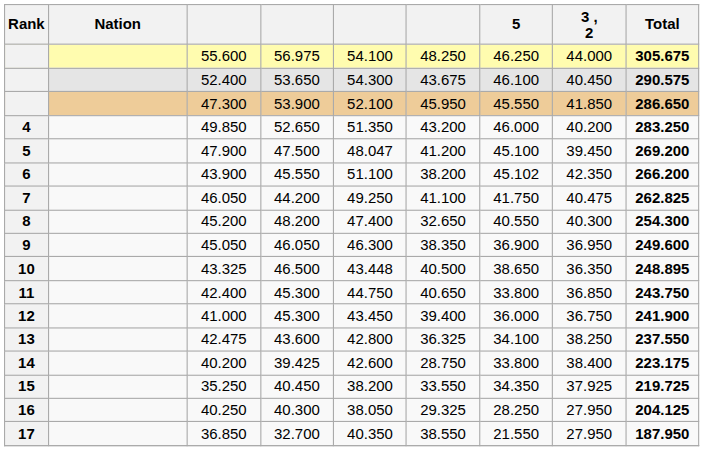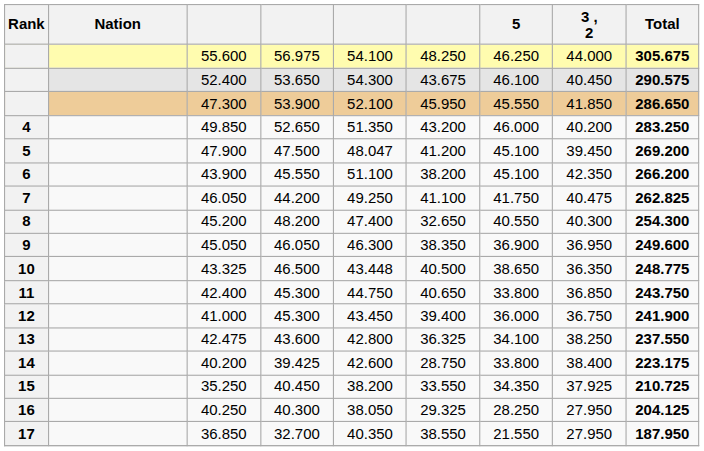(516, 174) 45.102 -> (516, 174) 45.100
(662, 268) 248.895 -> (662, 268) 248.775
(662, 386) 219.725 -> (662, 386) 210.725
